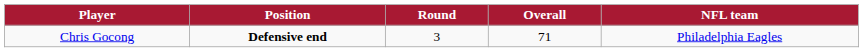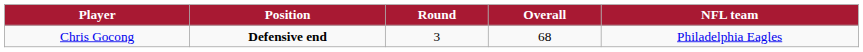(545, 36) 71 -> (545, 36) 68
